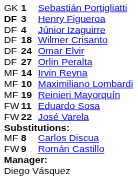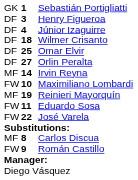(11, 18) bold -> (11, 18) normal
(26, 51) 24 -> (26, 51) 25
(11, 84) MF -> (12, 84) FW
